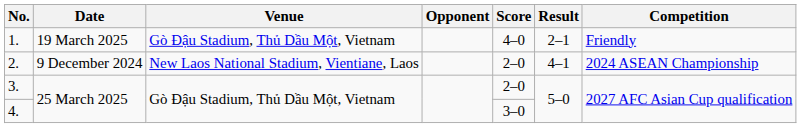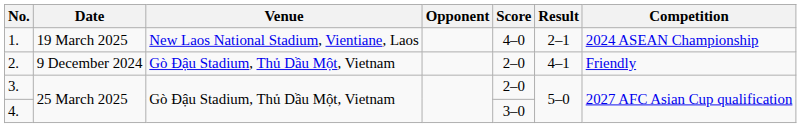(272, 39) Gò Đậu Stadium, Thủ Dầu Một, Vietnam -> (284, 39) New Laos National Stadium, Vientiane, Laos
(611, 39) Friendly -> (672, 39) 2024 ASEAN Championship
(284, 63) New Laos National Stadium, Vientiane, Laos -> (272, 63) Gò Đậu Stadium, Thủ Dầu Một, Vietnam
(672, 63) 2024 ASEAN Championship -> (611, 63) Friendly
